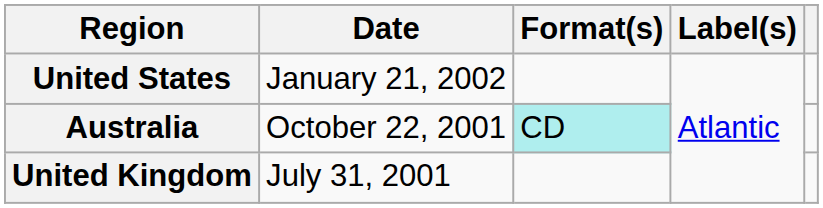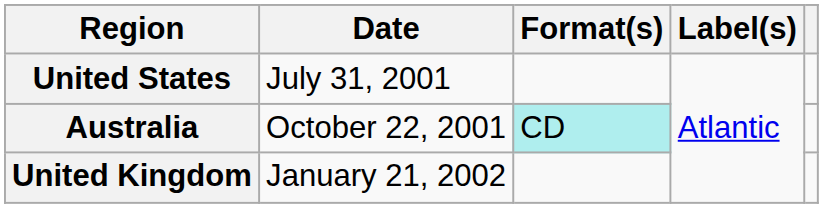(386, 78) January 21, 2002 -> (358, 78) July 31, 2001
(358, 176) July 31, 2001 -> (386, 176) January 21, 2002
